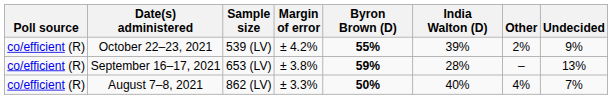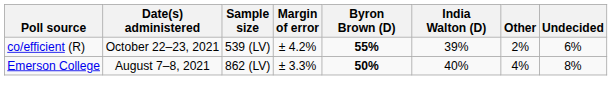(574, 47) 9% -> (573, 47) 6%
- row: (155, 66)
(46, 85) co/efficient (R) -> (54, 66) Emerson College
(574, 85) 7% -> (573, 66) 8%
